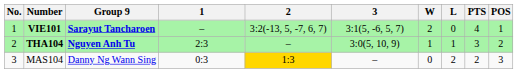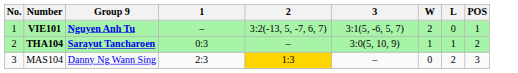- column: (477, 12)
(111, 28) Sarayut Tancharoen -> (101, 28) Nguyen Anh Tu
(101, 44) Nguyen Anh Tu -> (111, 44) Sarayut Tancharoen
(202, 44) 2:3 -> (202, 44) 0:3
(202, 60) 0:3 -> (202, 60) 2:3
